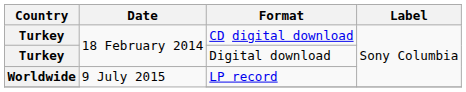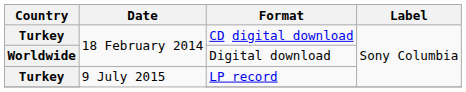(42, 56) Turkey -> (42, 56) Worldwide
(42, 76) Worldwide -> (42, 76) Turkey
